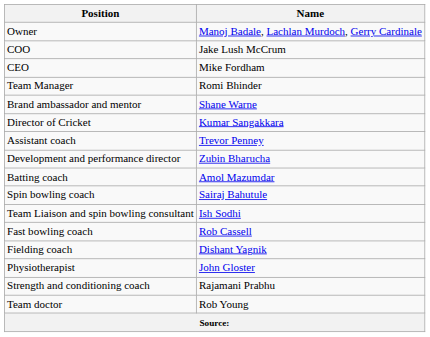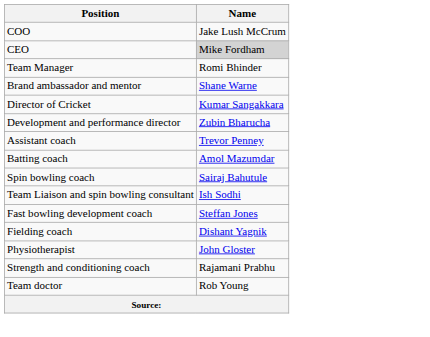- row: (22, 31)
(232, 67) no background -> (232, 49) lightgrey background
rows swapped: (41, 140) <-> (94, 158)
- row: (50, 231)
+ row: (80, 213)
